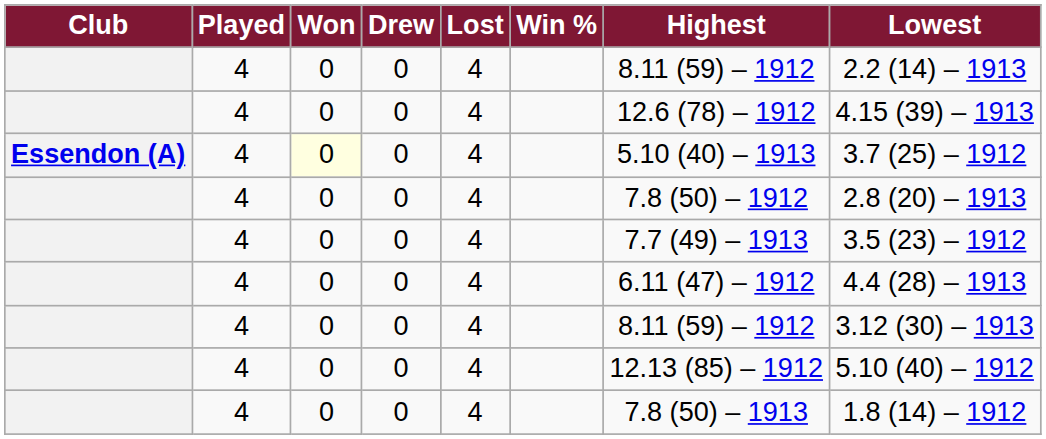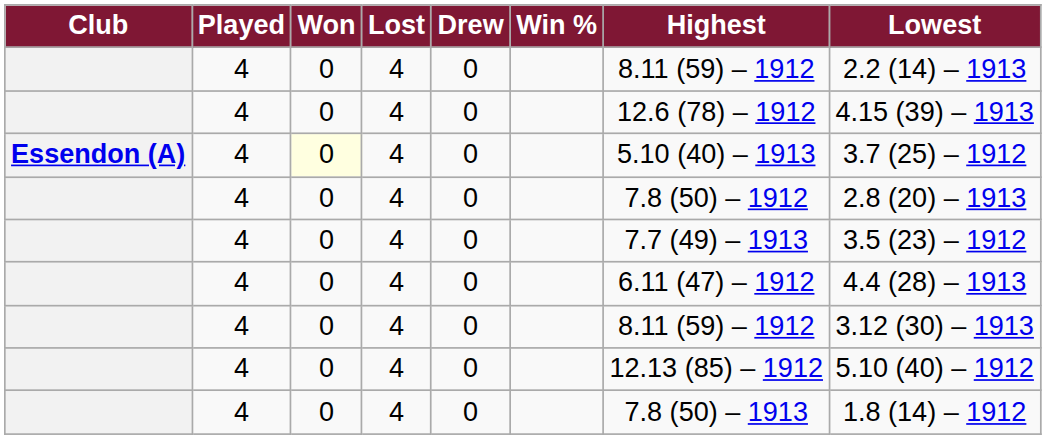columns swapped: (475, 25) <-> (401, 25)
